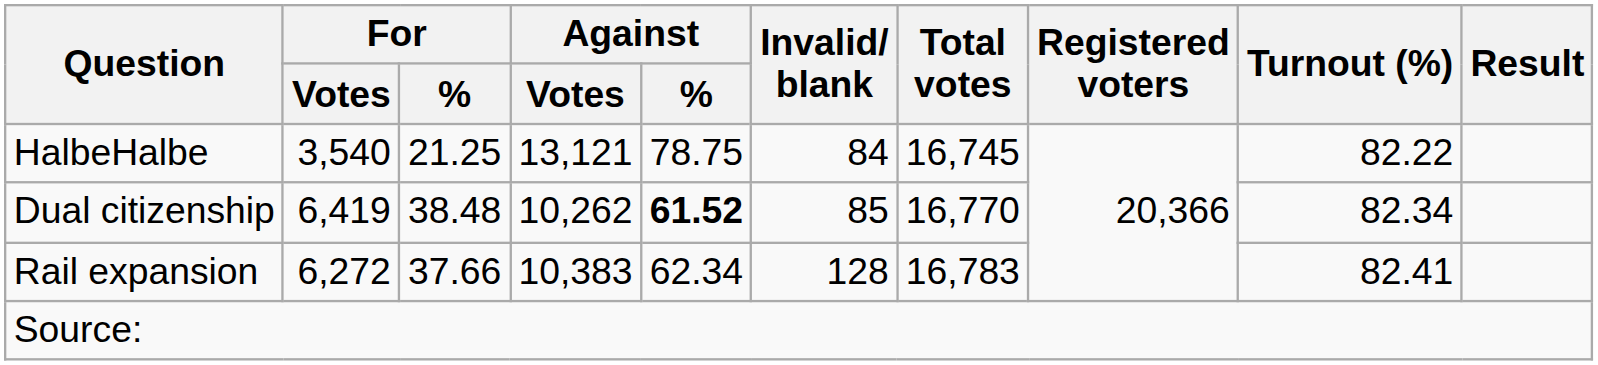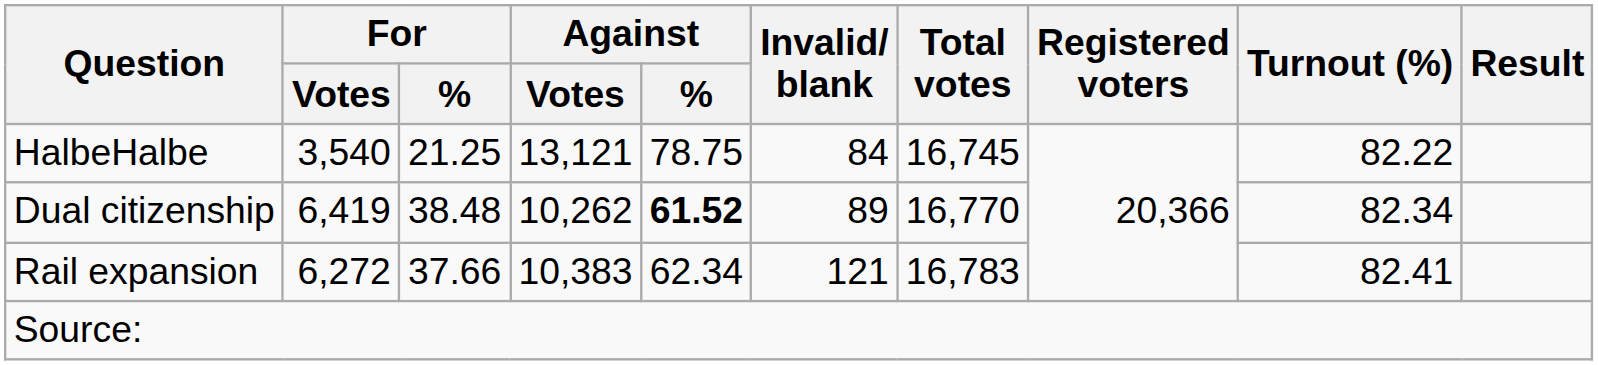(868, 211) 85 -> (868, 211) 89
(858, 270) 128 -> (858, 270) 121
